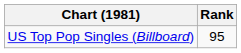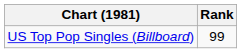(217, 36) 95 -> (217, 36) 99
